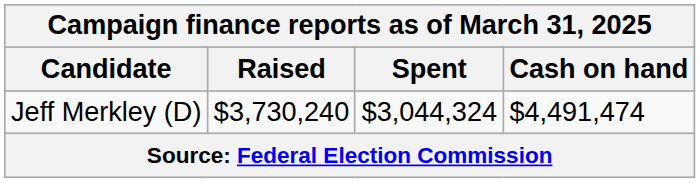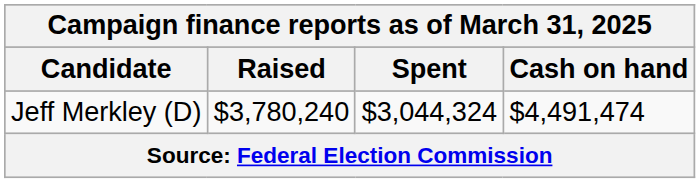(282, 111) $3,730,240 -> (282, 111) $3,780,240
